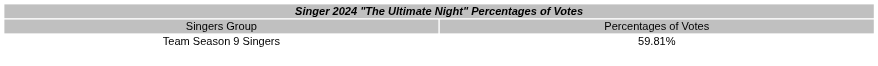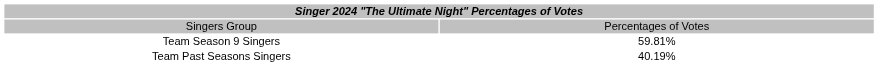+ row: (221, 56)
